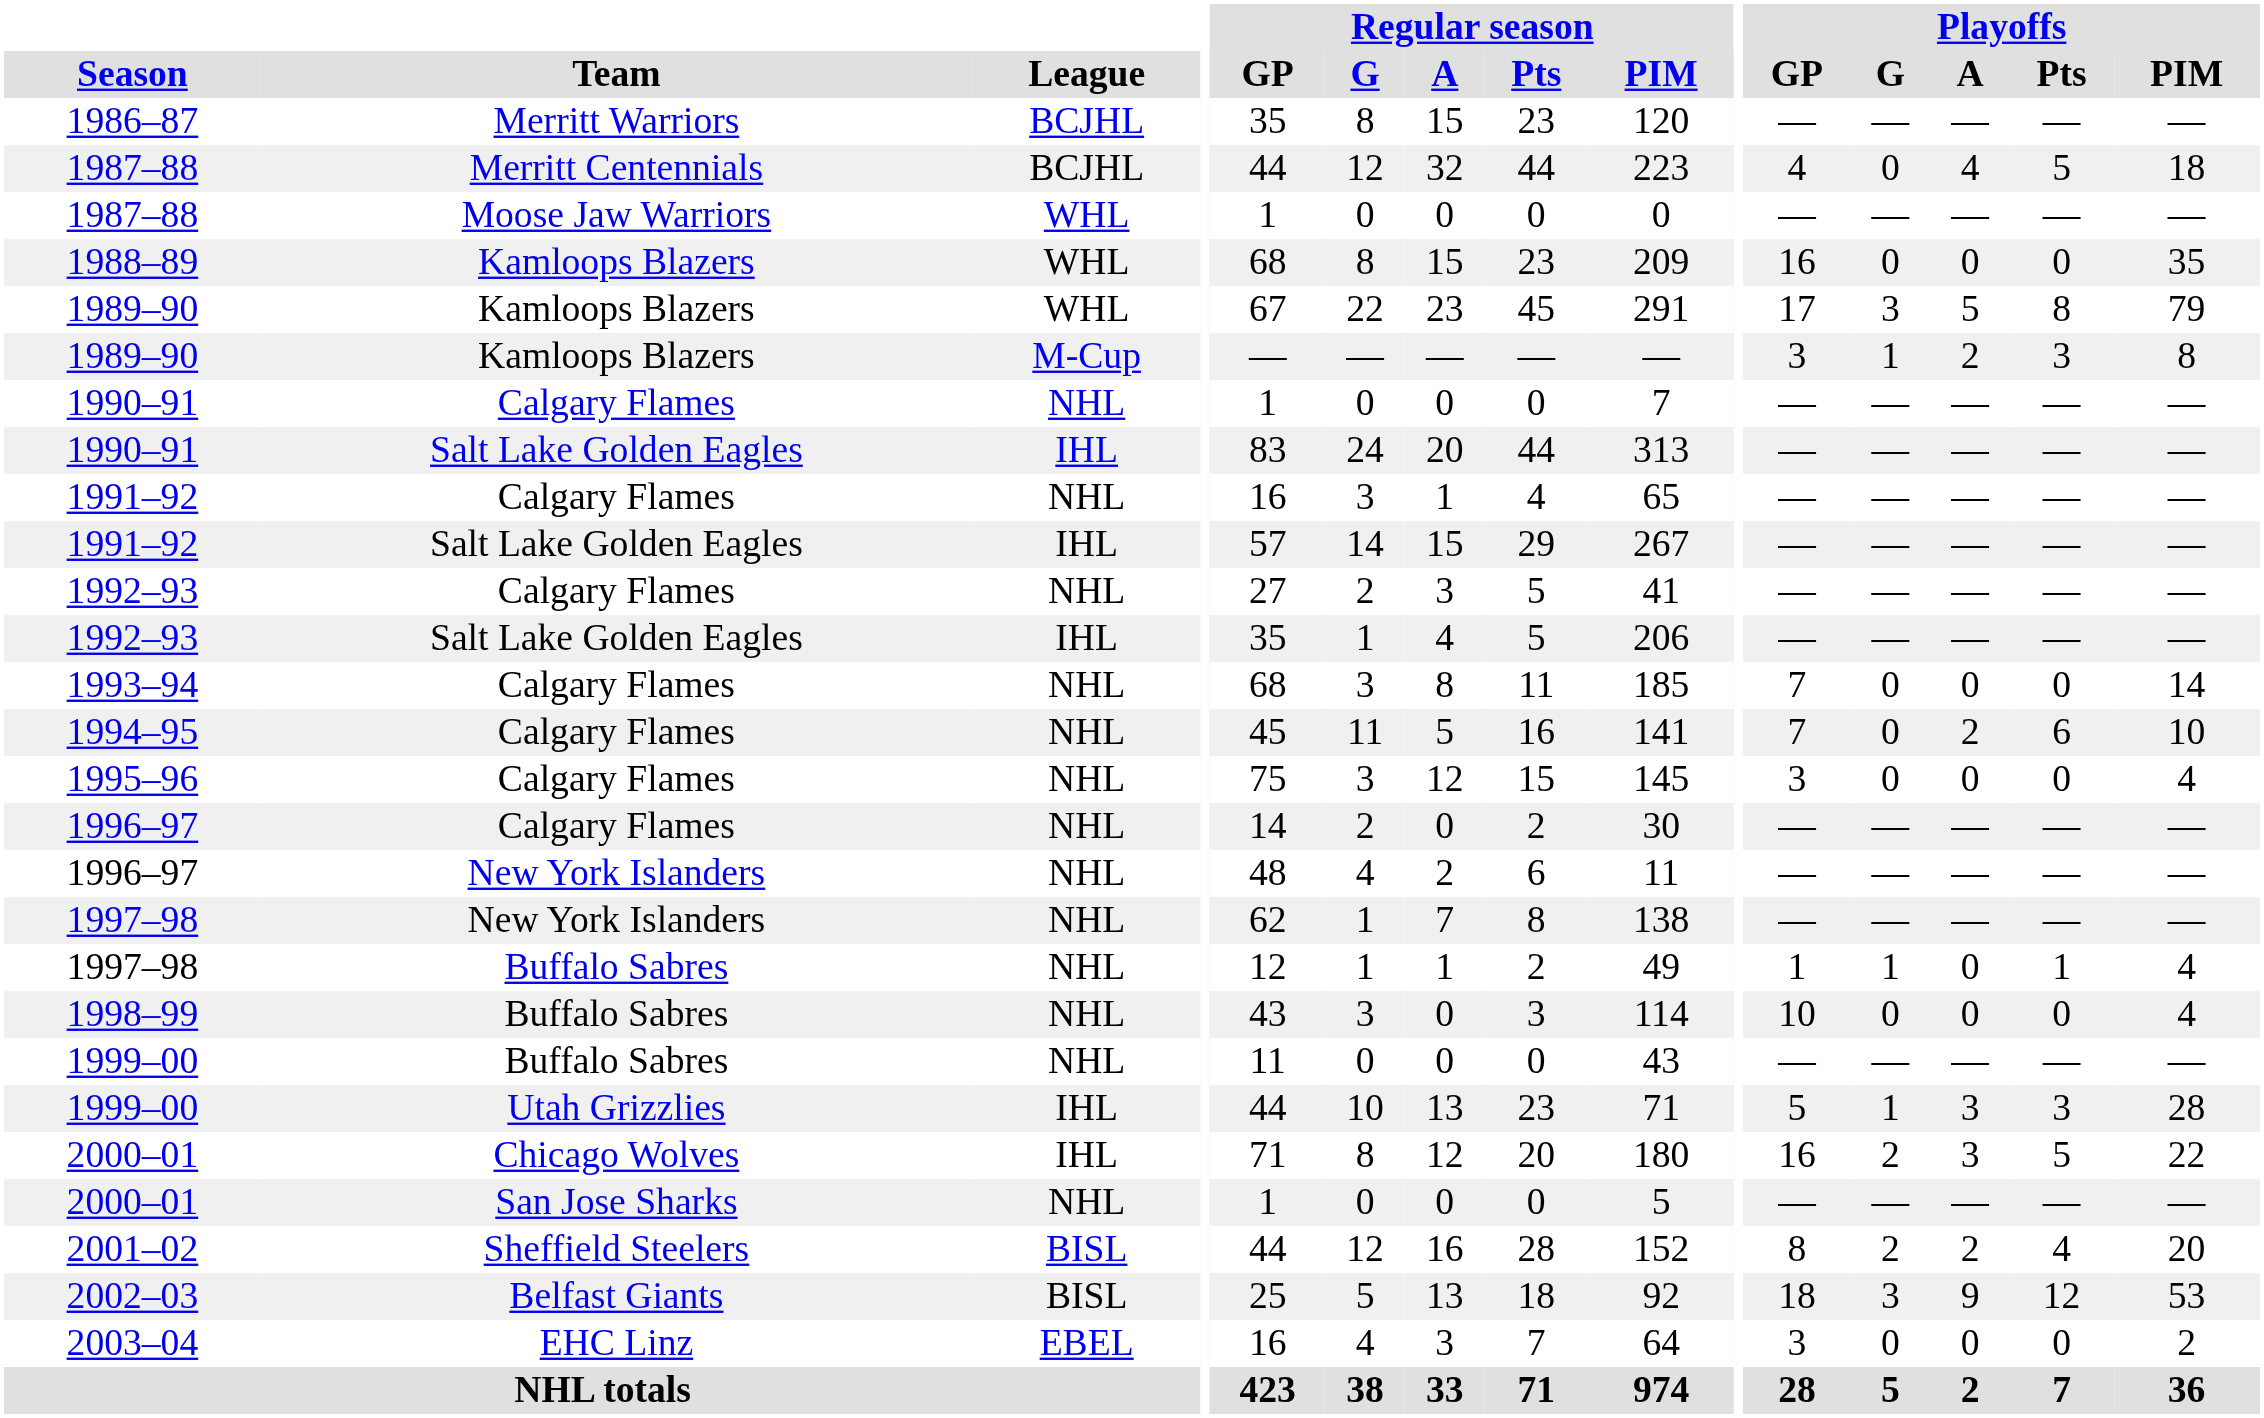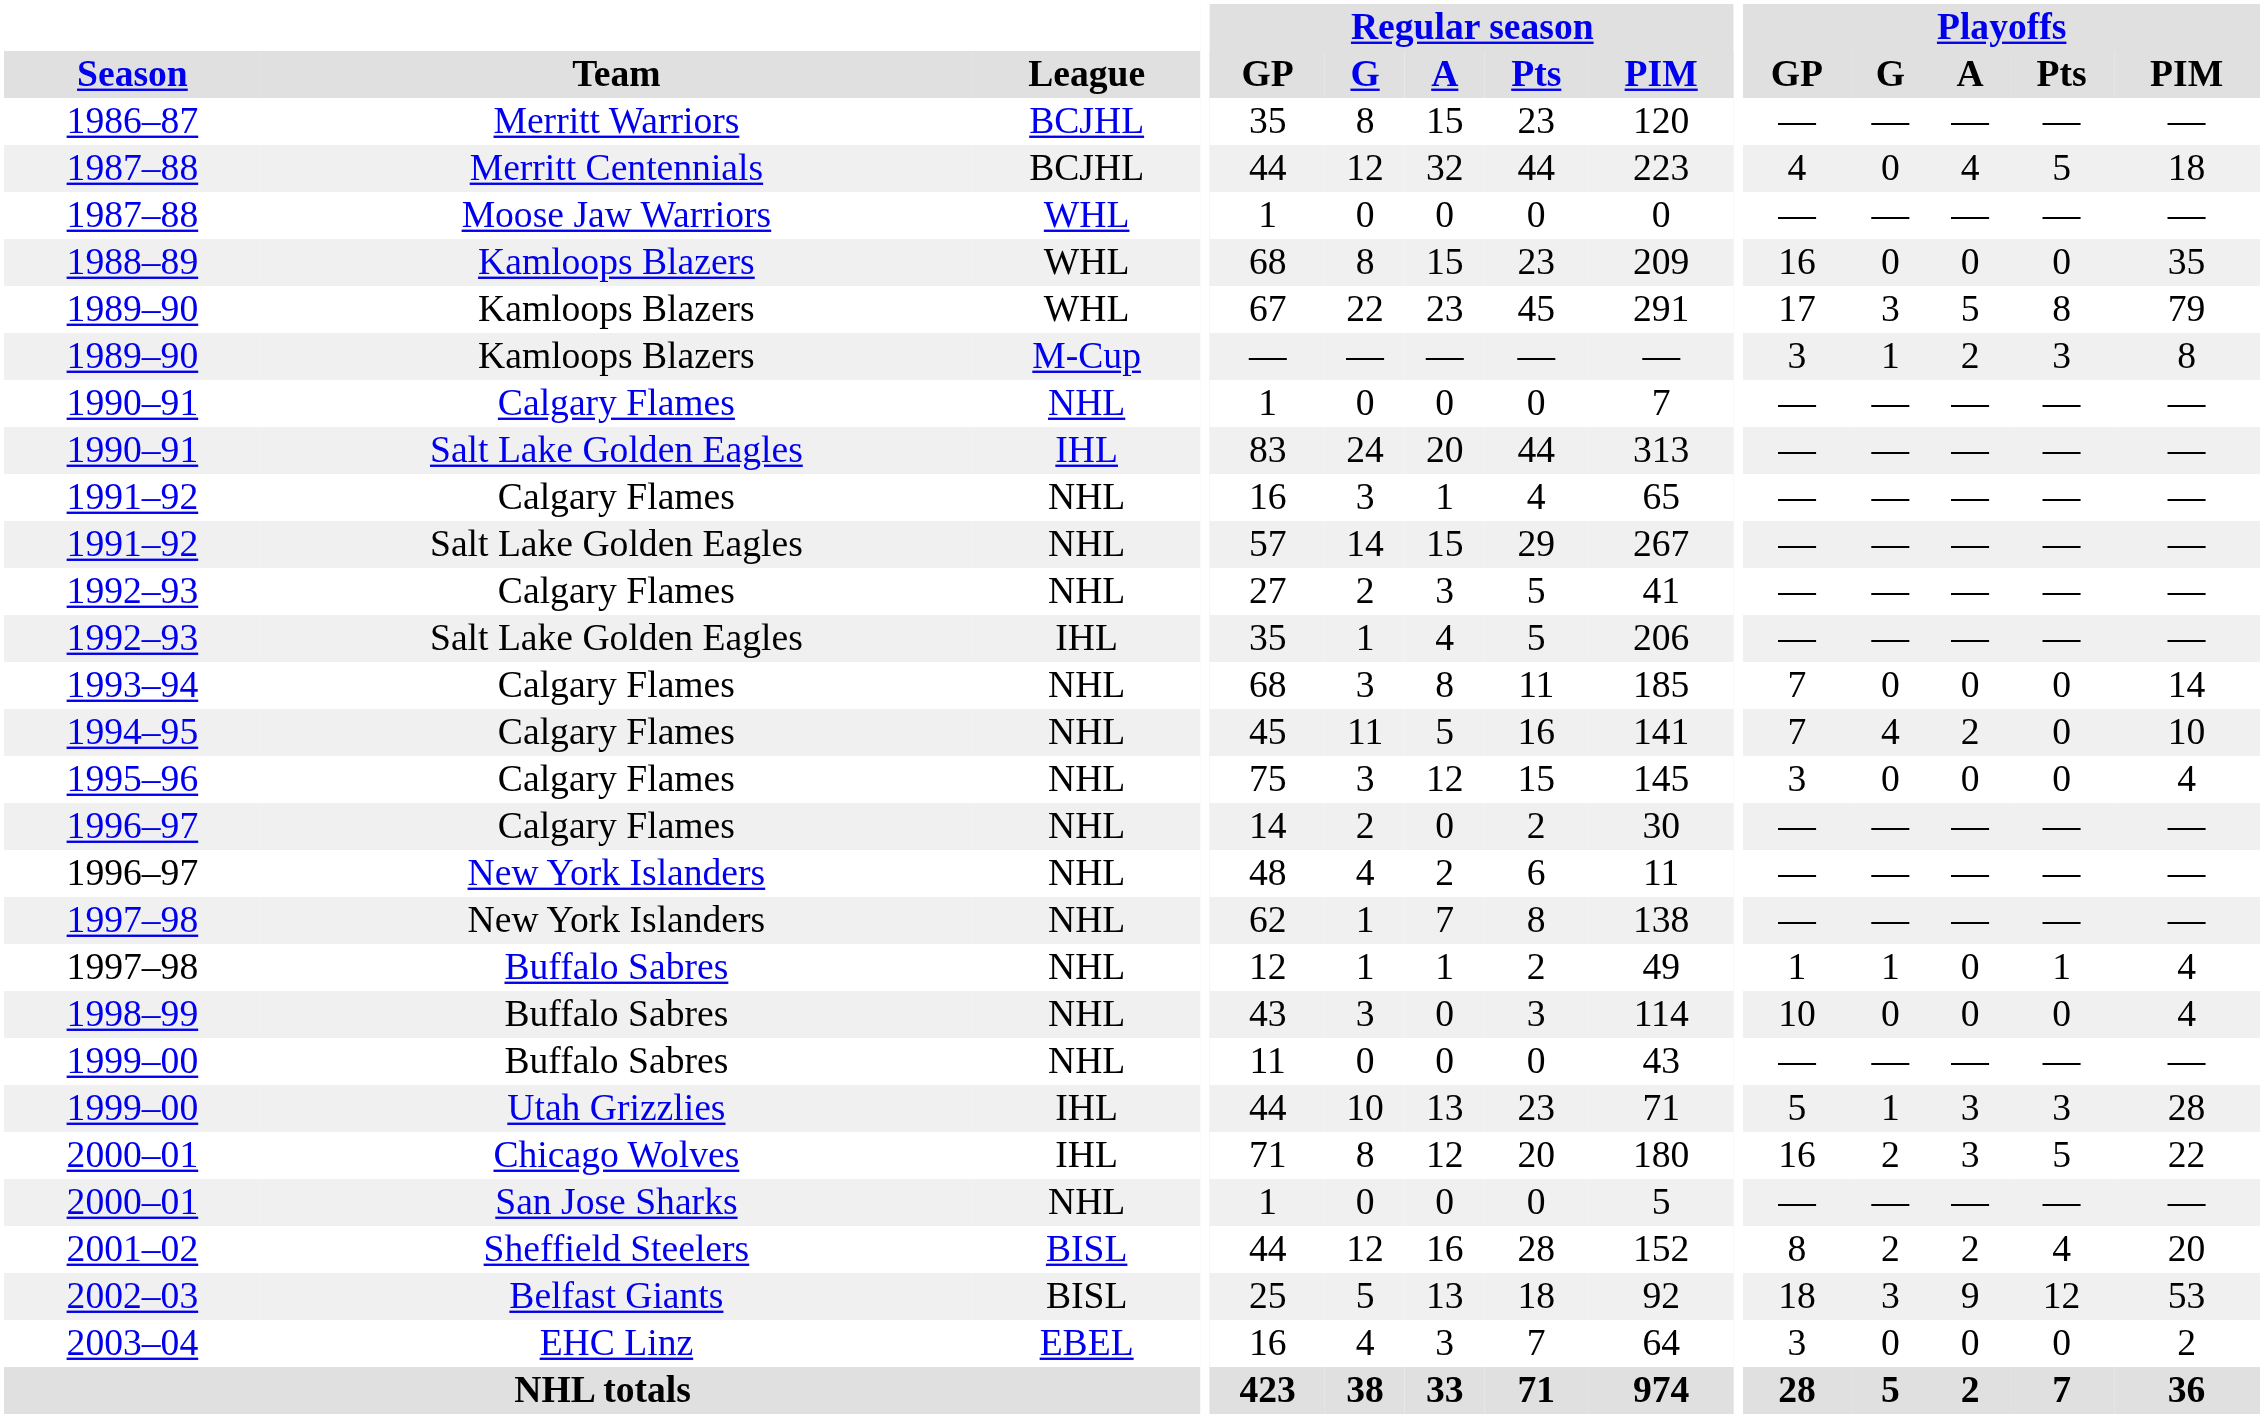(1087, 543) IHL -> (1087, 543) NHL
(1890, 731) 0 -> (1890, 731) 4
(2062, 731) 6 -> (2062, 731) 0
